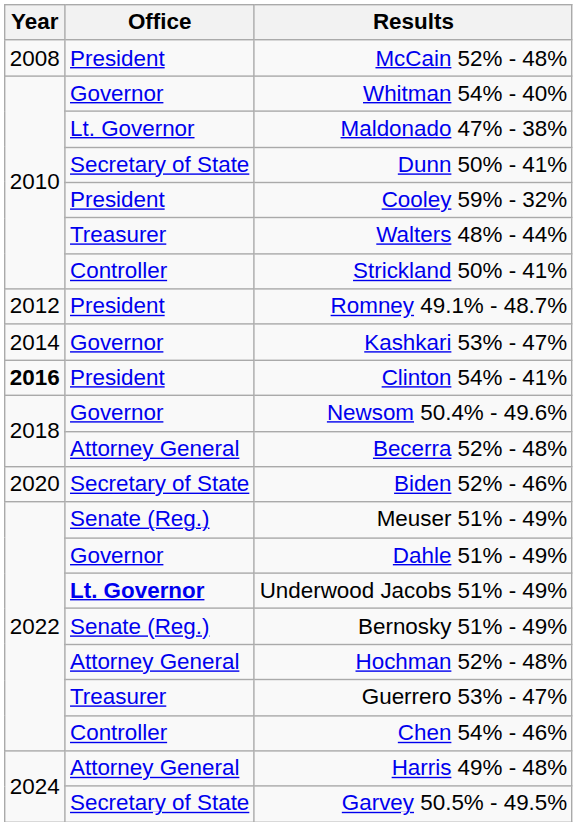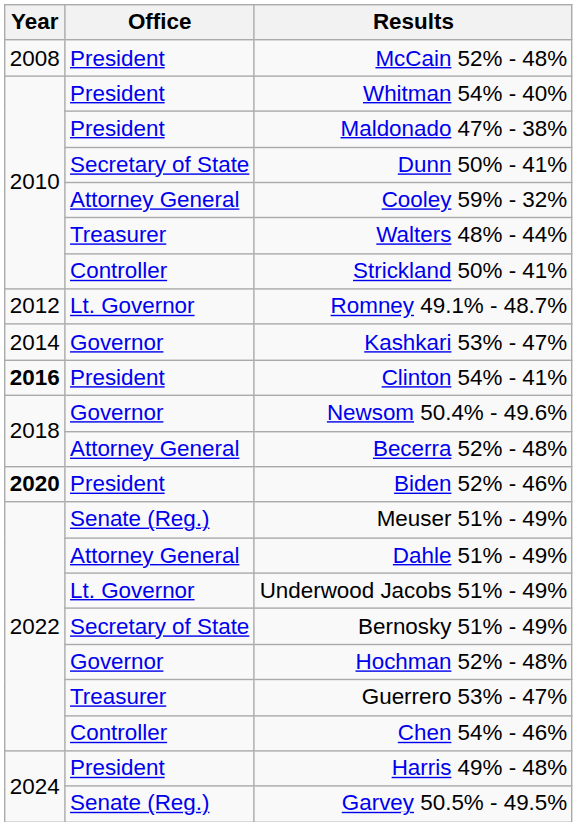(117, 93) Governor -> (117, 93) President
(132, 128) Lt. Governor -> (117, 128) President
(117, 199) President -> (155, 199) Attorney General
(117, 306) President -> (132, 306) Lt. Governor
(35, 484) normal -> (35, 484) bold
(160, 484) Secretary of State -> (117, 484) President
(117, 555) Governor -> (155, 555) Attorney General
(137, 590) bold -> (132, 590) normal
(140, 626) Senate (Reg.) -> (160, 626) Secretary of State
(155, 661) Attorney General -> (117, 661) Governor
(155, 768) Attorney General -> (117, 768) President
(160, 803) Secretary of State -> (140, 803) Senate (Reg.)
